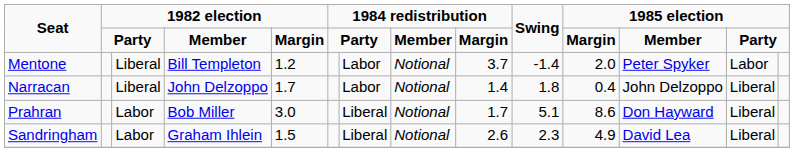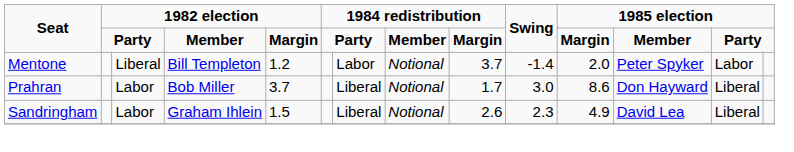- row: (39, 87)
(285, 111) 3.0 -> (279, 87) 3.7
(549, 111) 5.1 -> (543, 87) 3.0
